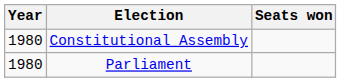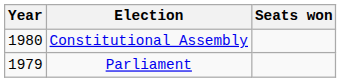(25, 65) 1980 -> (25, 65) 1979
